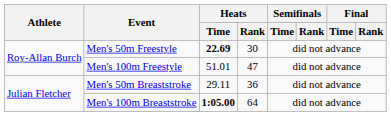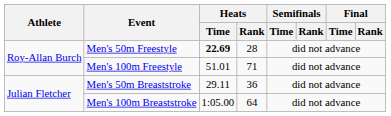(252, 49) 30 -> (252, 49) 28
(252, 67) 47 -> (252, 67) 71
(218, 102) bold -> (218, 102) normal
